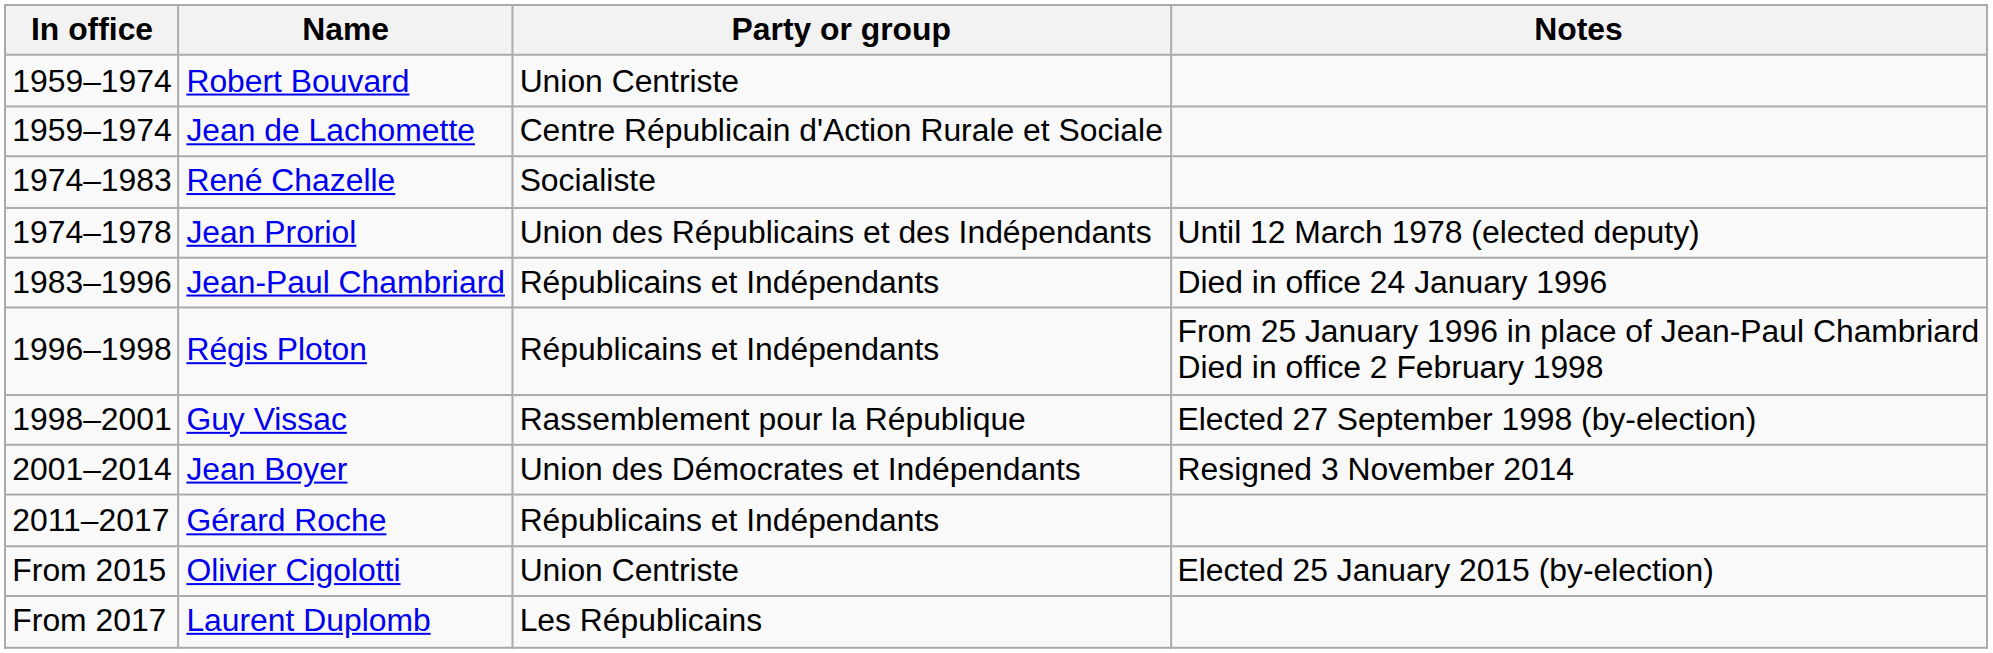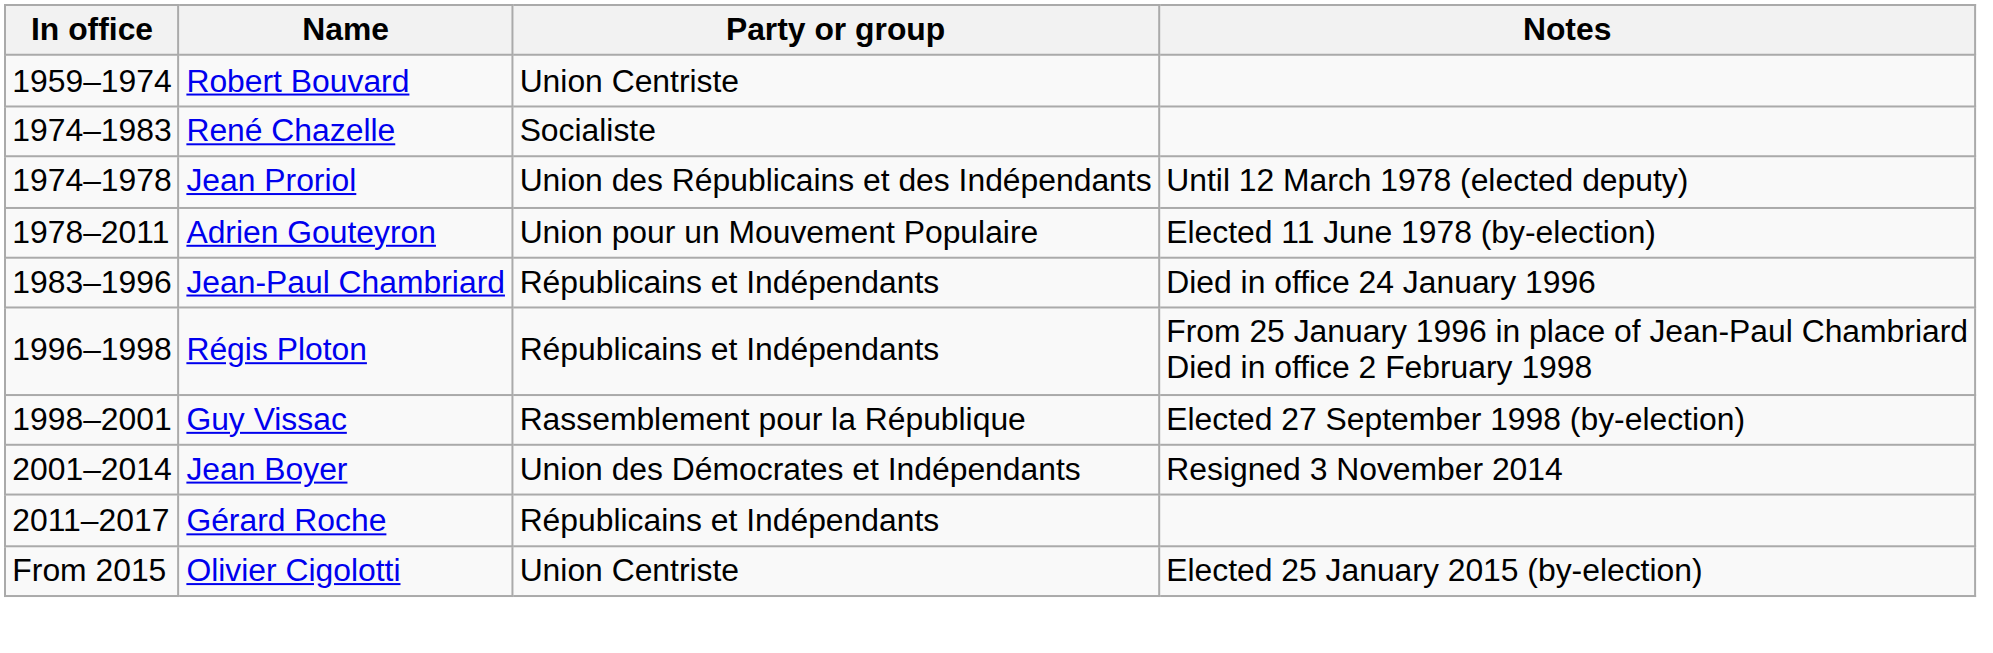- row: (331, 130)
+ row: (311, 231)
- row: (309, 621)
